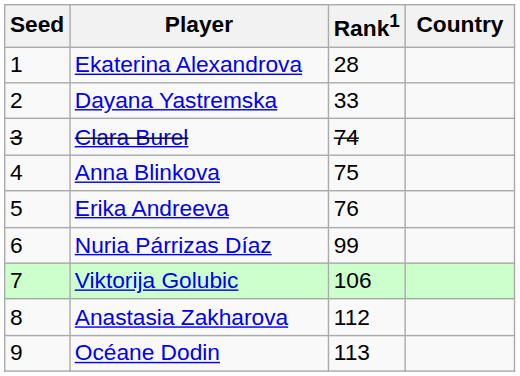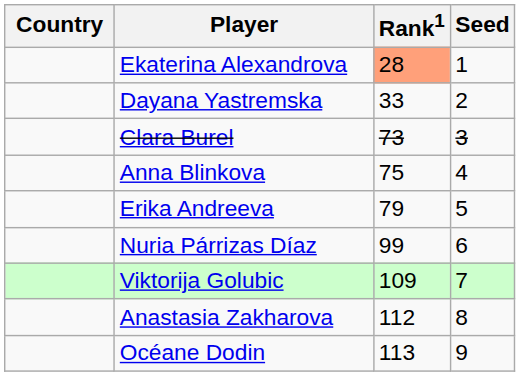columns swapped: (460, 25) <-> (37, 25)
(346, 64) no background -> (391, 64) lightsalmon background
(346, 136) 74 -> (391, 136) 73
(346, 208) 76 -> (391, 208) 79
(353, 280) 106 -> (398, 280) 109
